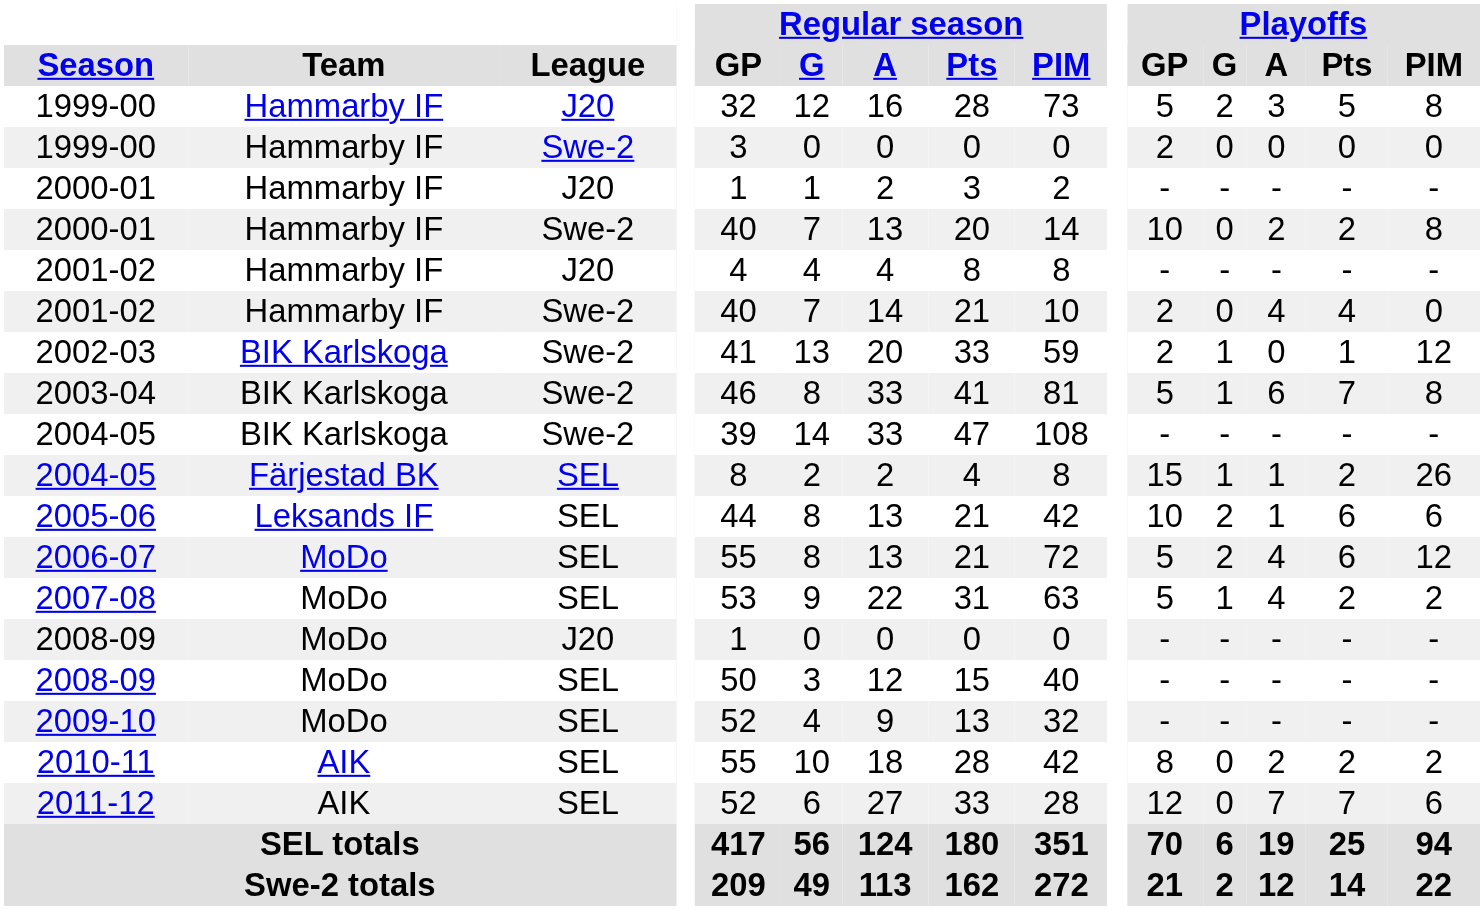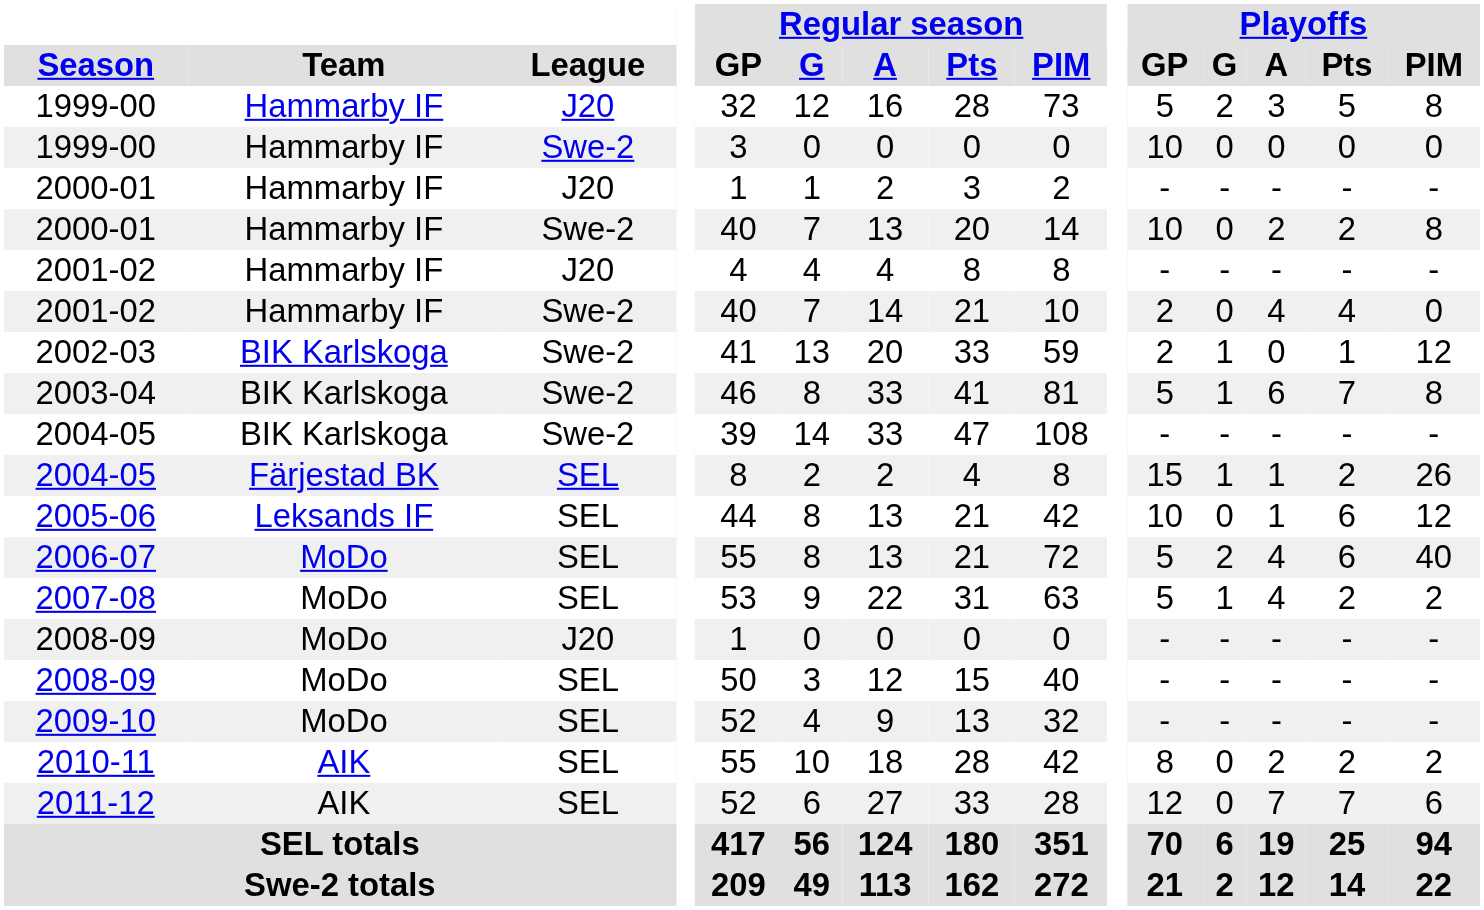(1165, 146) 2 -> (1165, 146) 10
(1225, 515) 2 -> (1225, 515) 0
(1434, 515) 6 -> (1434, 515) 12
(1434, 556) 12 -> (1434, 556) 40
